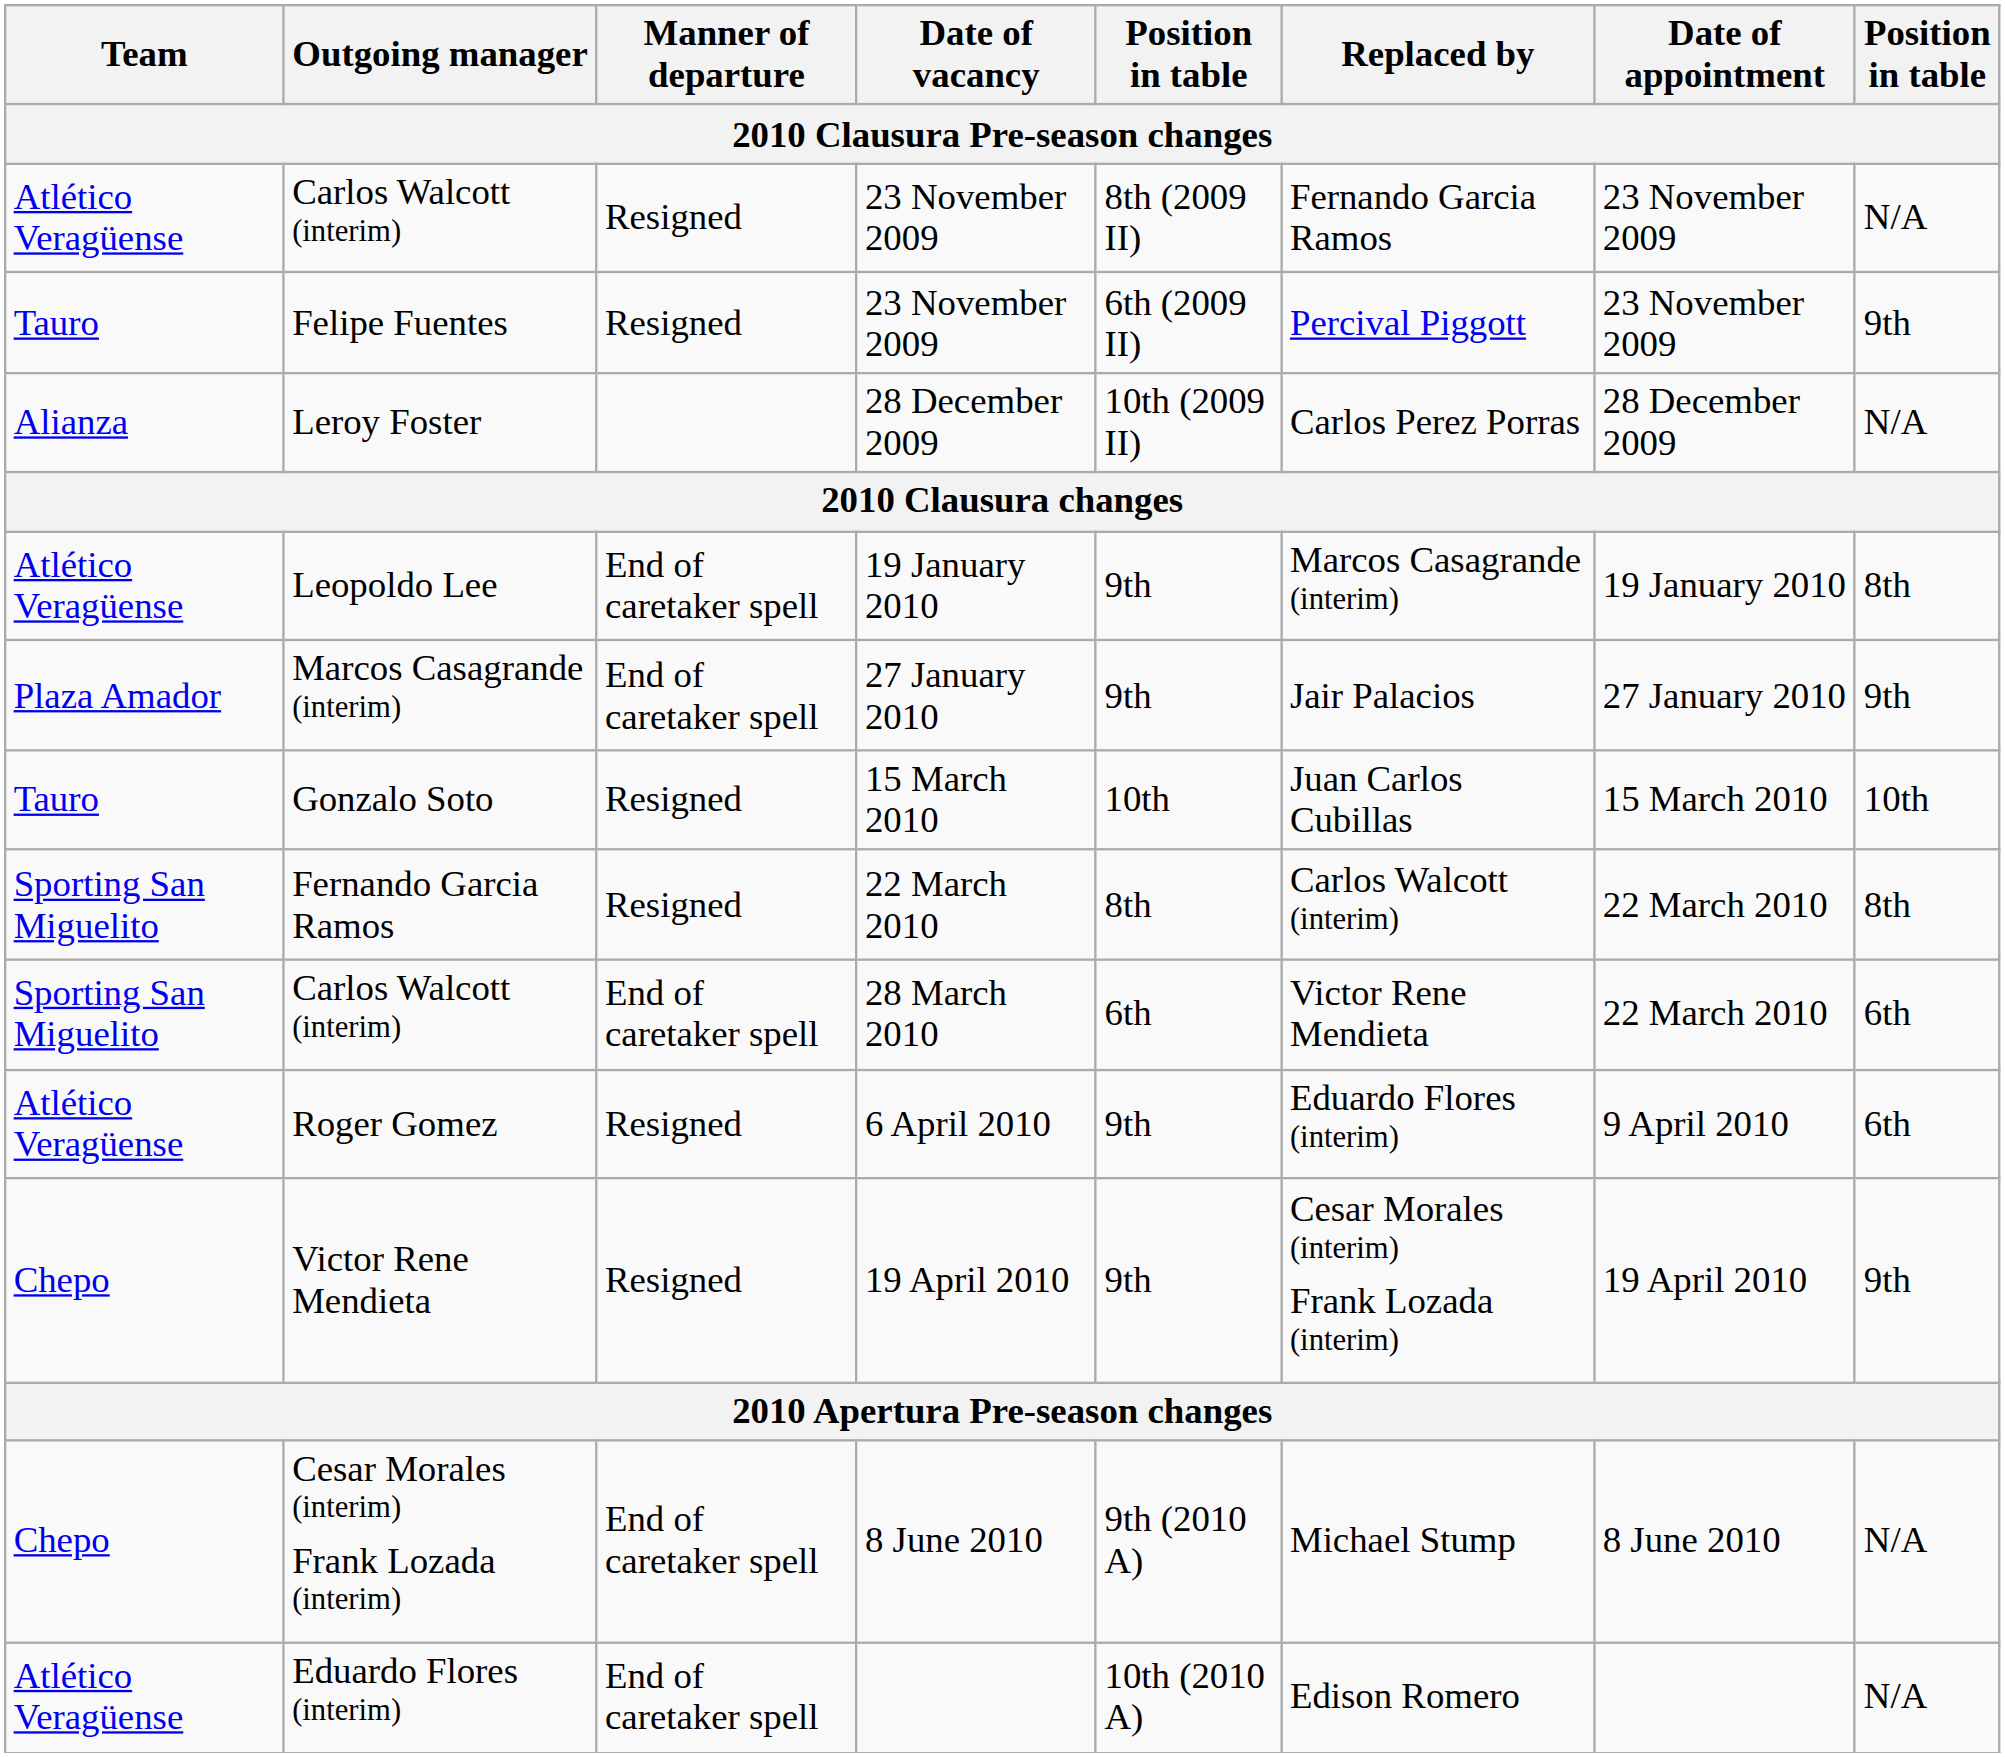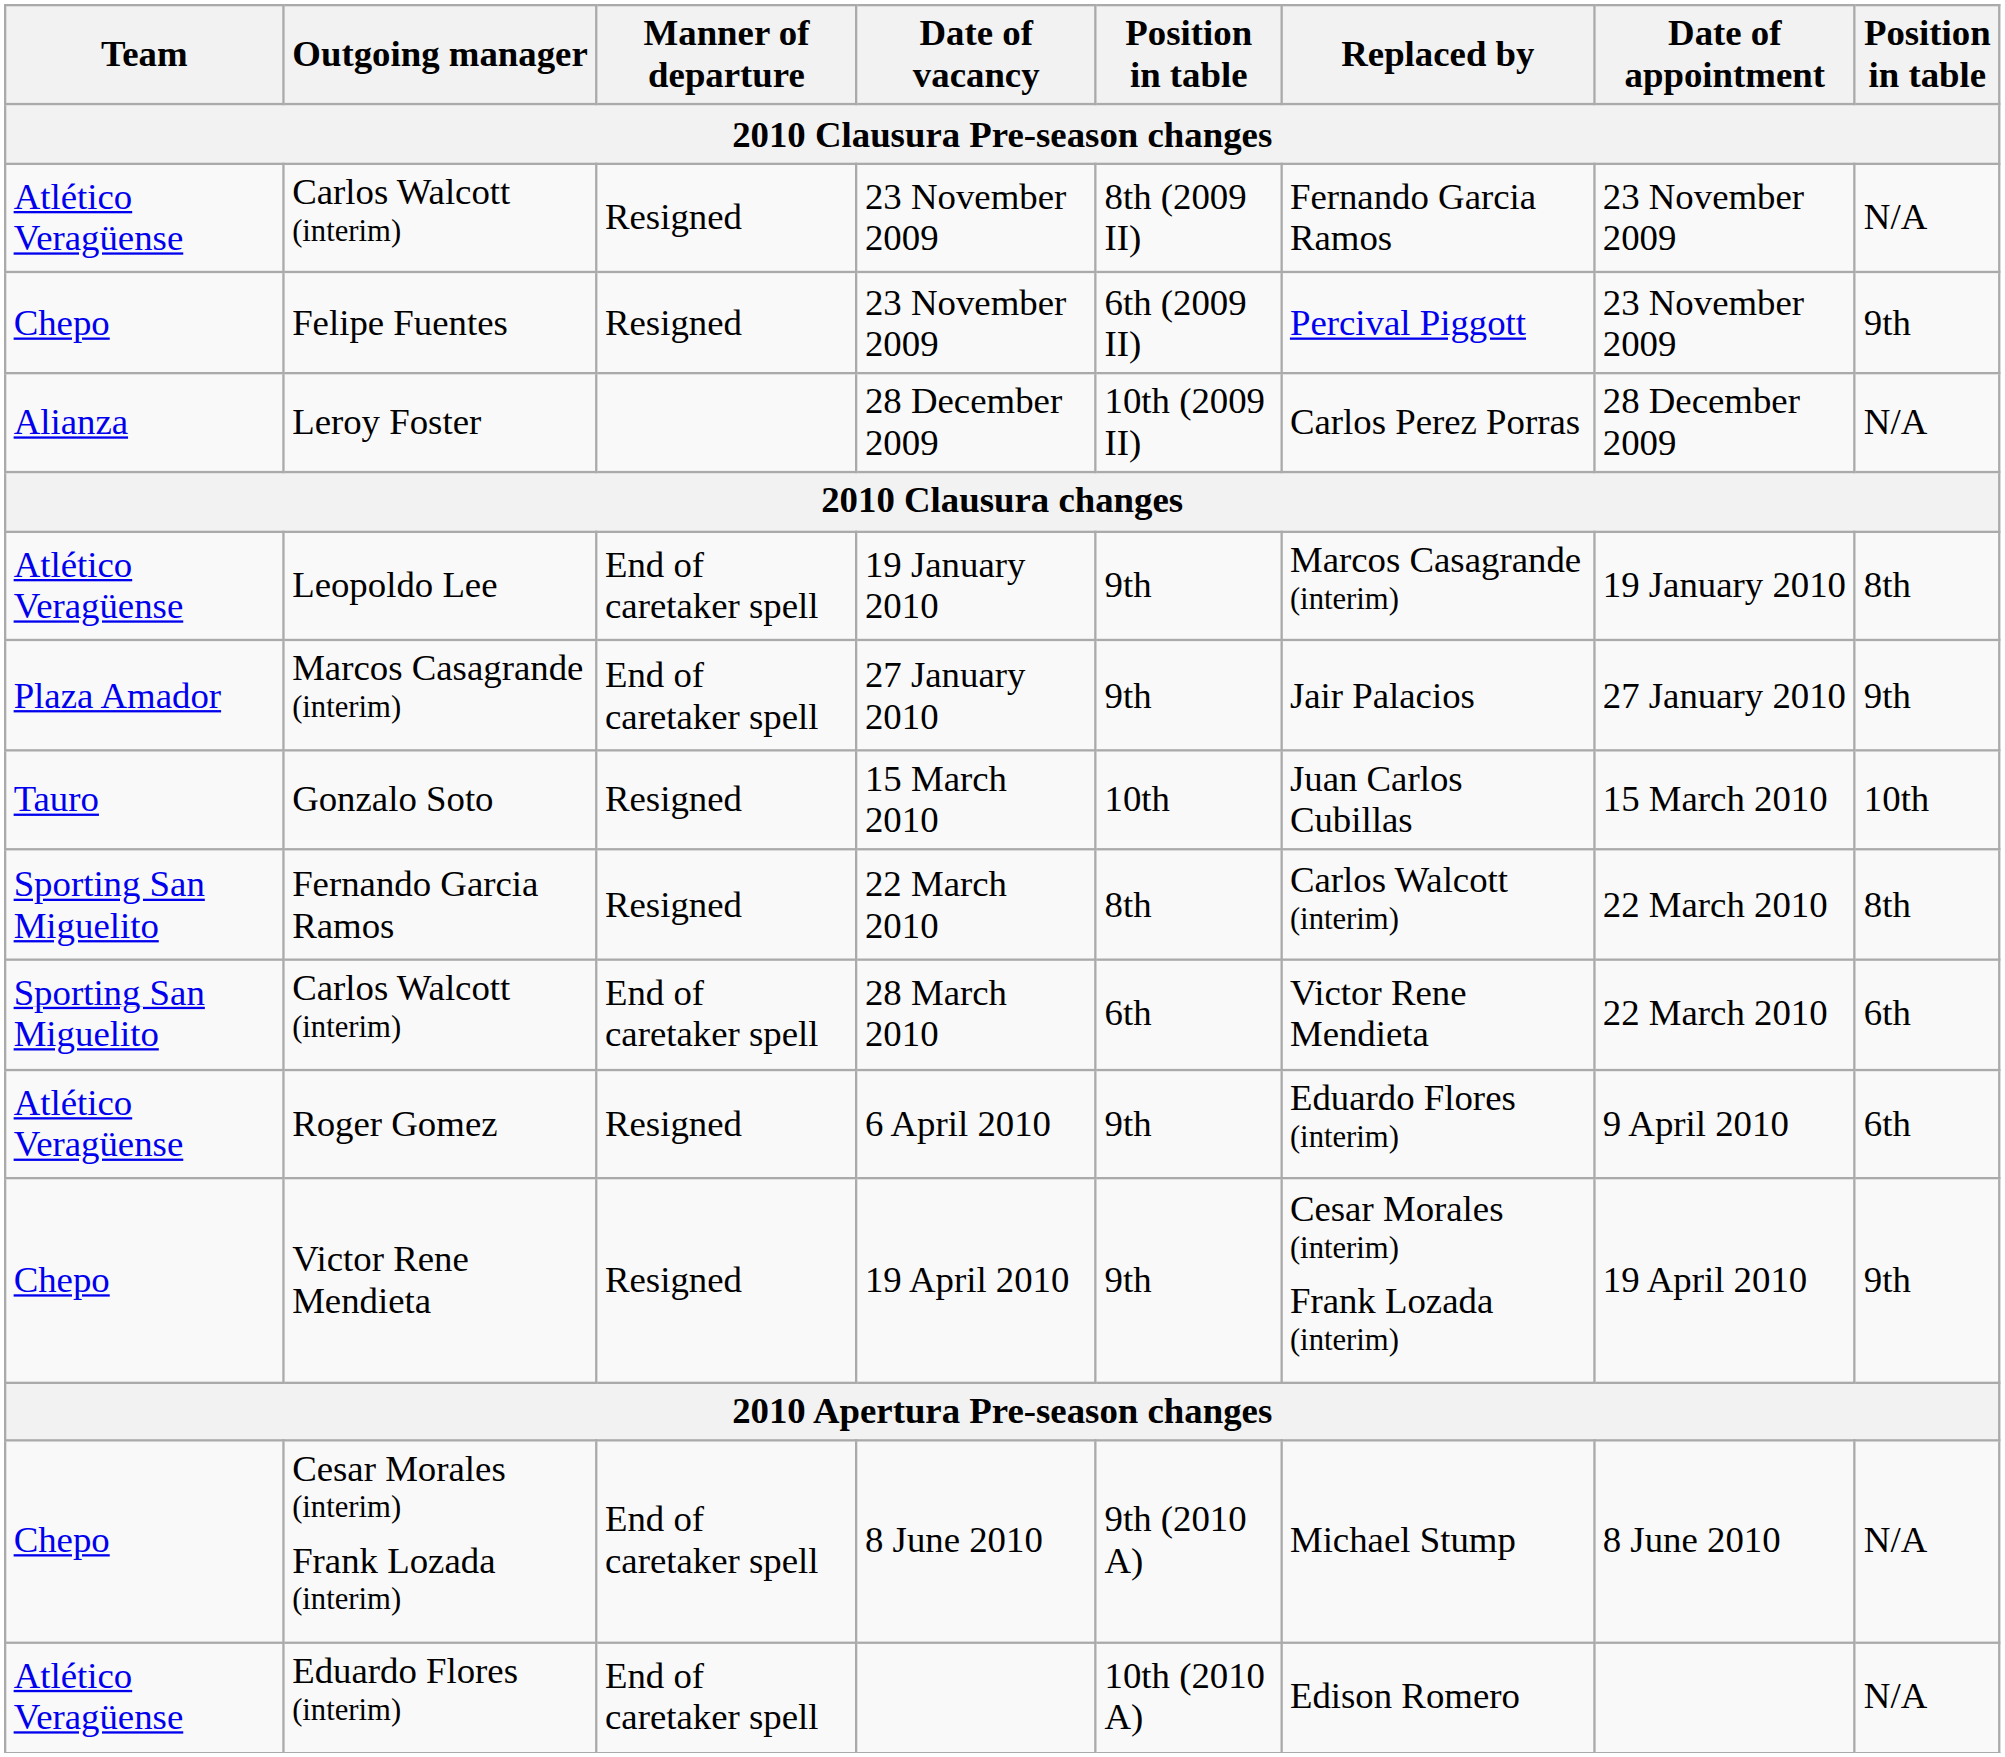(56, 322) Tauro -> (62, 322) Chepo
